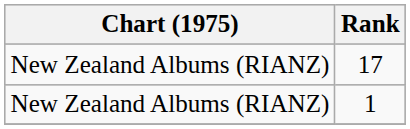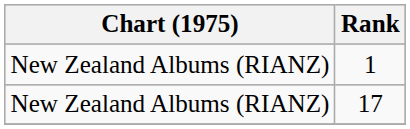rows swapped: (370, 64) <-> (370, 104)
